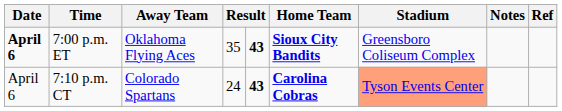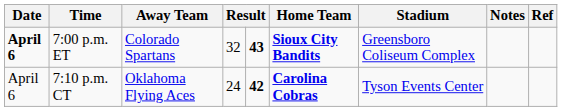(160, 47) Oklahoma Flying Aces -> (152, 47) Colorado Spartans
(233, 47) 35 -> (233, 47) 32
(152, 86) Colorado Spartans -> (160, 86) Oklahoma Flying Aces
(257, 86) 43 -> (257, 86) 42
(423, 86) lightsalmon background -> (423, 86) no background
